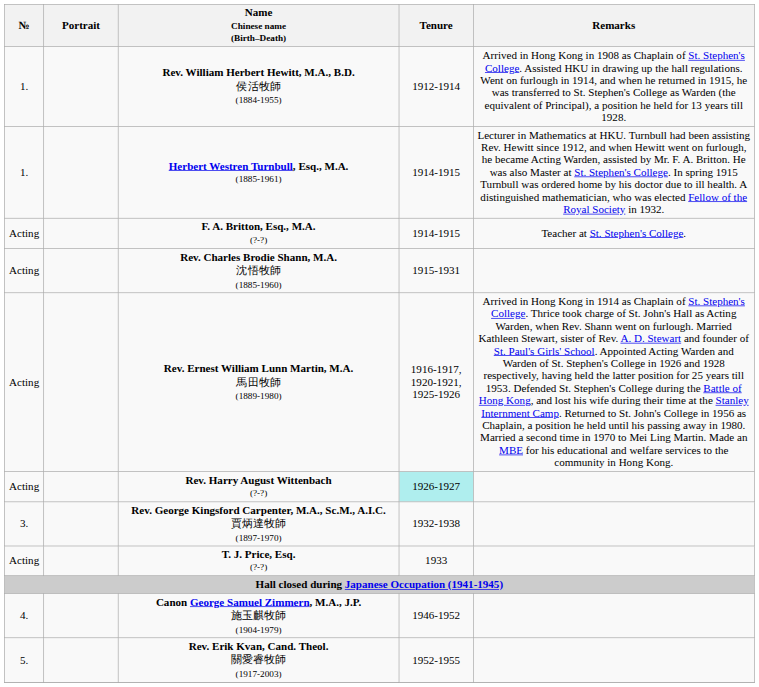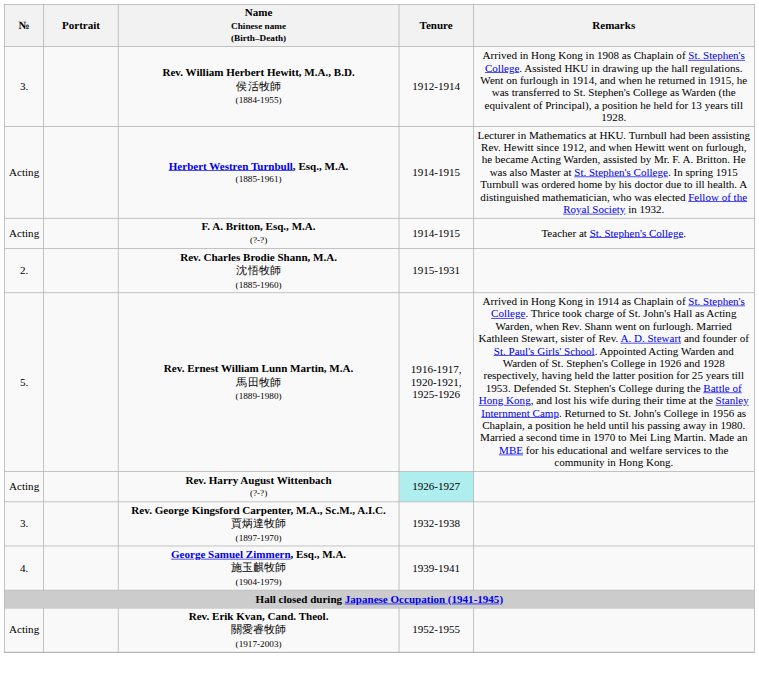(24, 86) 1. -> (24, 86) 3.
(24, 172) 1. -> (24, 172) Acting
(24, 270) Acting -> (24, 270) 2.
(24, 382) Acting -> (24, 382) 5.
- row: (259, 561)
+ row: (259, 568)
- row: (259, 615)
(24, 660) 5. -> (24, 630) Acting
